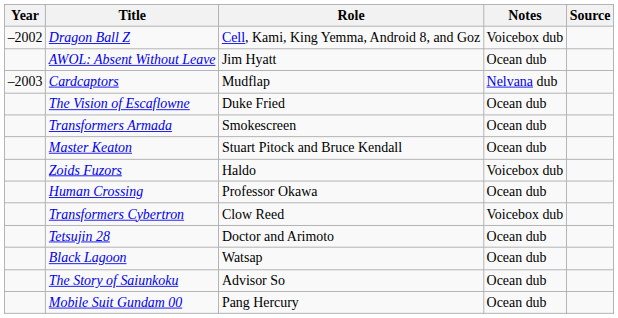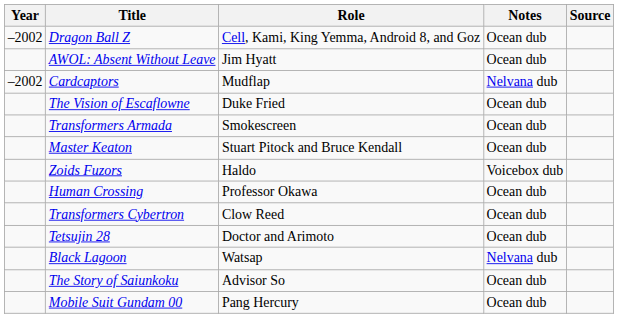(525, 37) Voicebox dub -> (517, 37) Ocean dub
(25, 81) –2003 -> (25, 81) –2002
(525, 214) Voicebox dub -> (517, 214) Ocean dub
(517, 258) Ocean dub -> (522, 258) Nelvana dub
